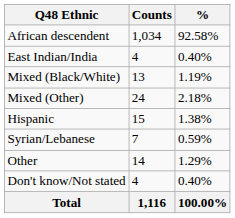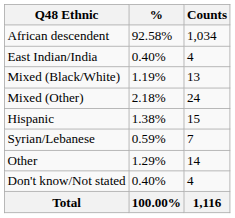columns swapped: (152, 14) <-> (202, 14)
